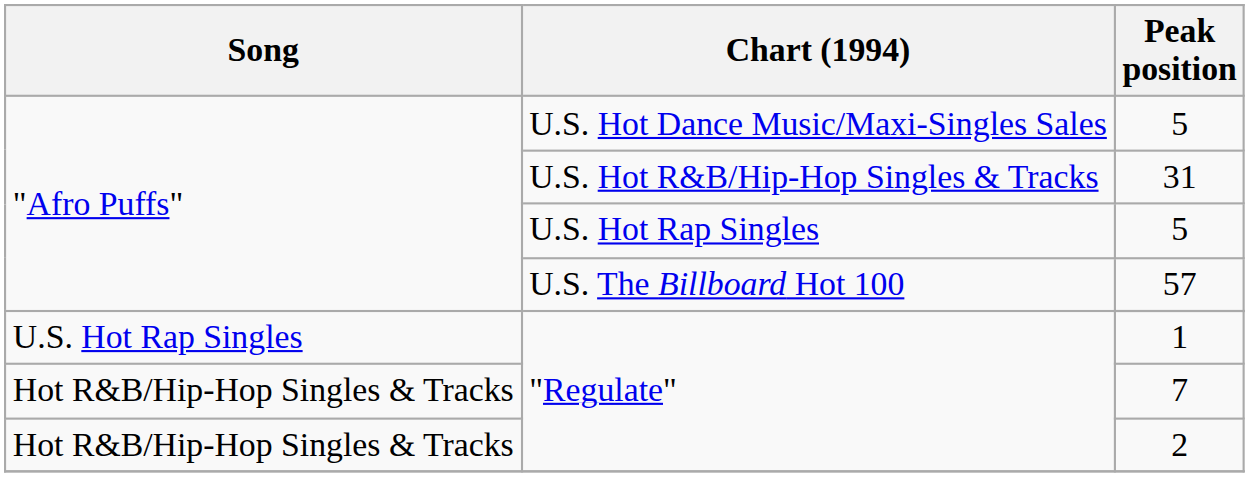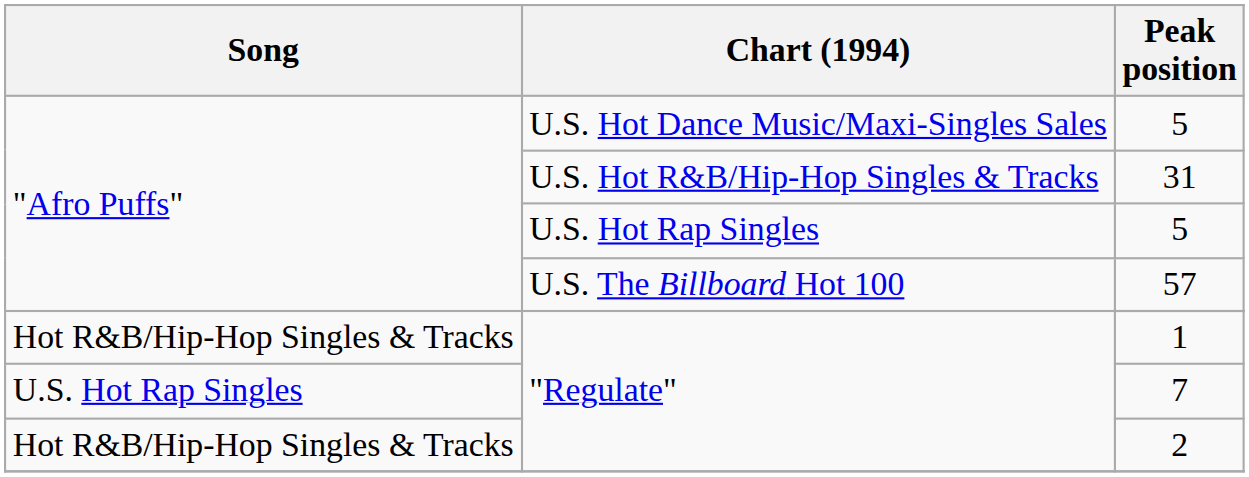(158, 336) U.S. Hot Rap Singles -> (263, 336) Hot R&B/Hip-Hop Singles & Tracks
(263, 390) Hot R&B/Hip-Hop Singles & Tracks -> (158, 390) U.S. Hot Rap Singles
